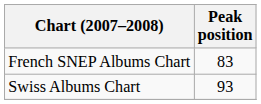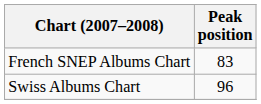(225, 86) 93 -> (225, 86) 96
